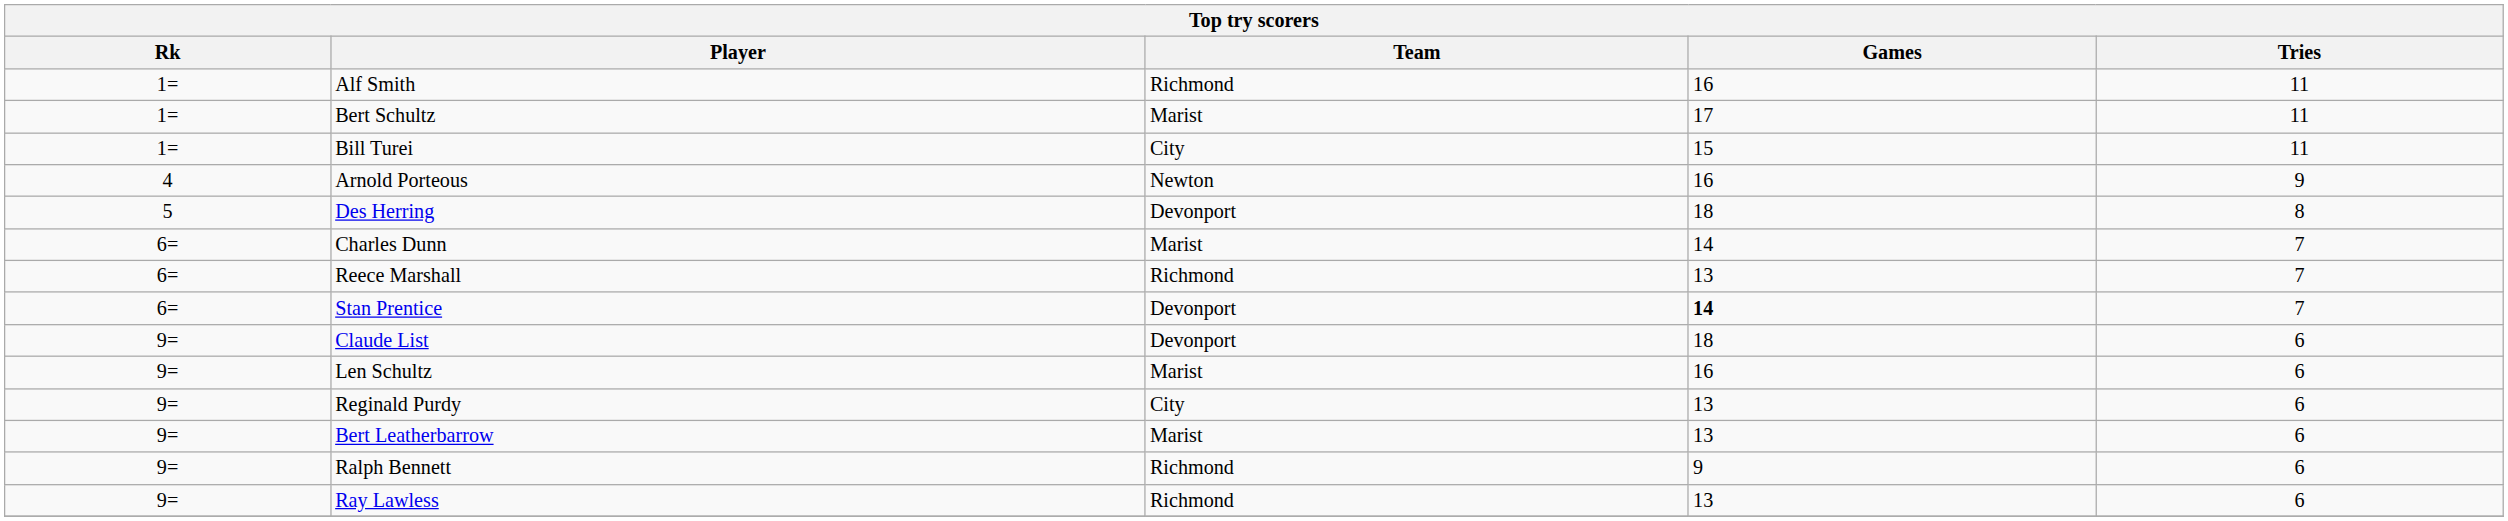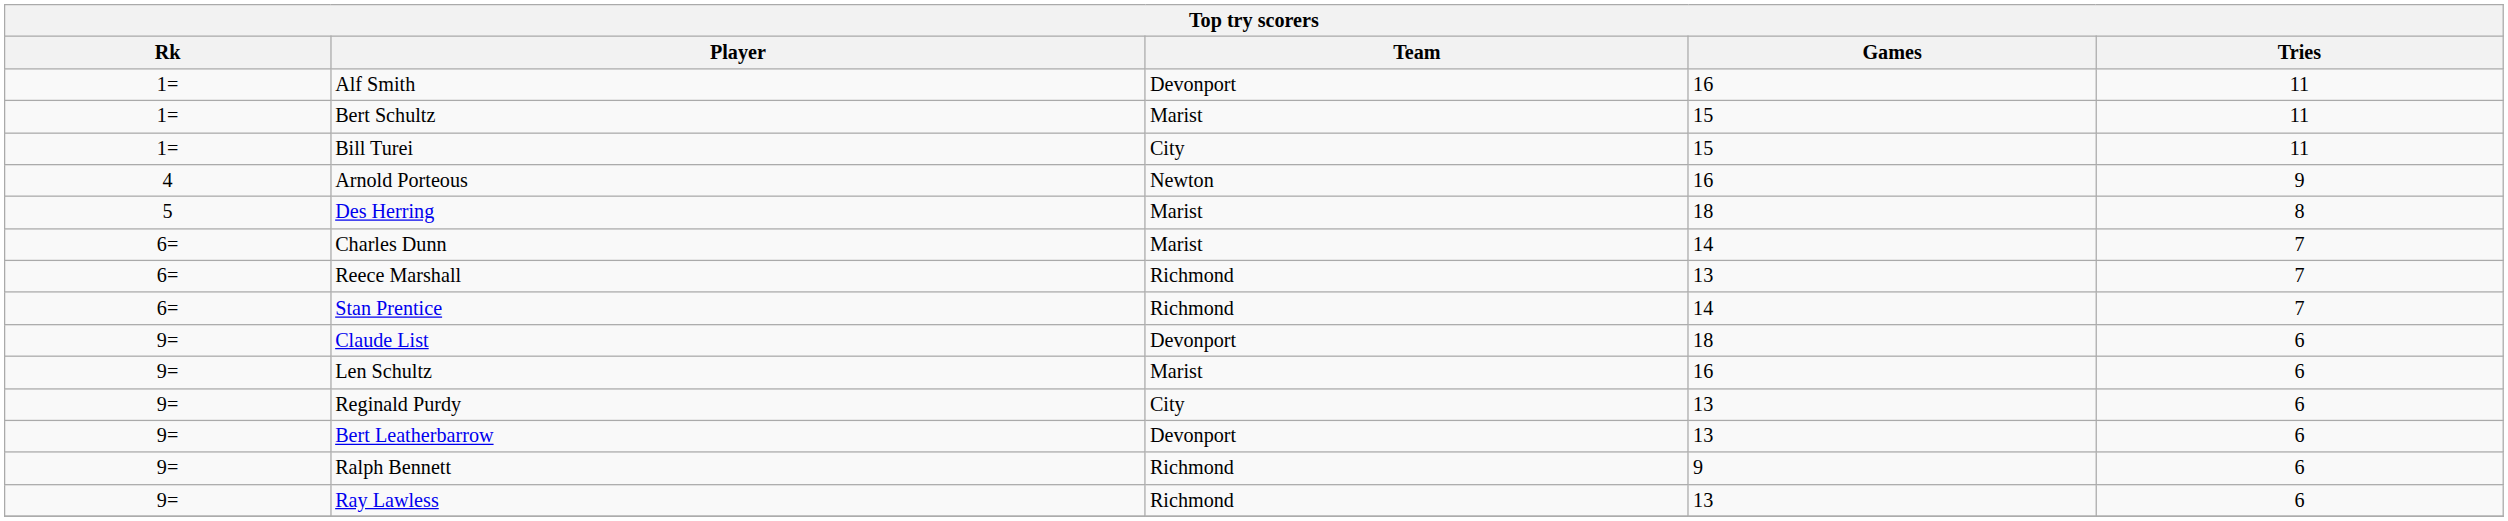(1192, 84) Richmond -> (1193, 84) Devonport
(1703, 116) 17 -> (1703, 116) 15
(1193, 212) Devonport -> (1176, 212) Marist
(1193, 308) Devonport -> (1192, 308) Richmond
(1703, 308) bold -> (1703, 308) normal
(1176, 436) Marist -> (1193, 436) Devonport
